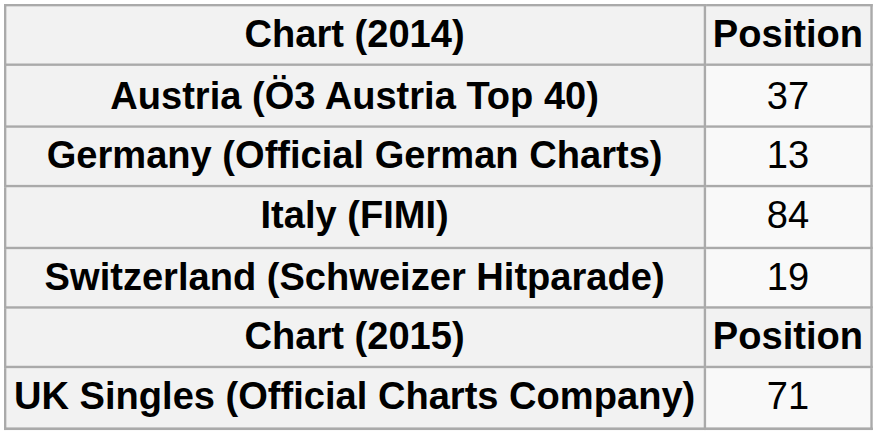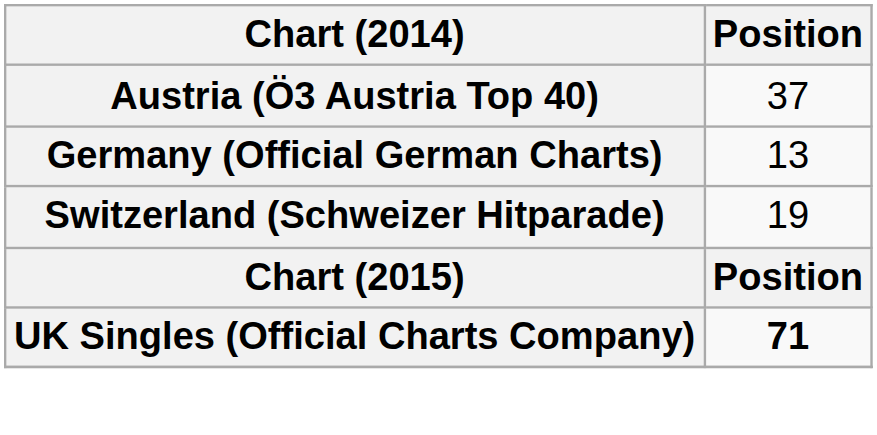- row: (355, 215)
(788, 397) normal -> (788, 336) bold
